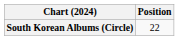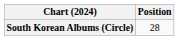(155, 27) 22 -> (155, 27) 28
